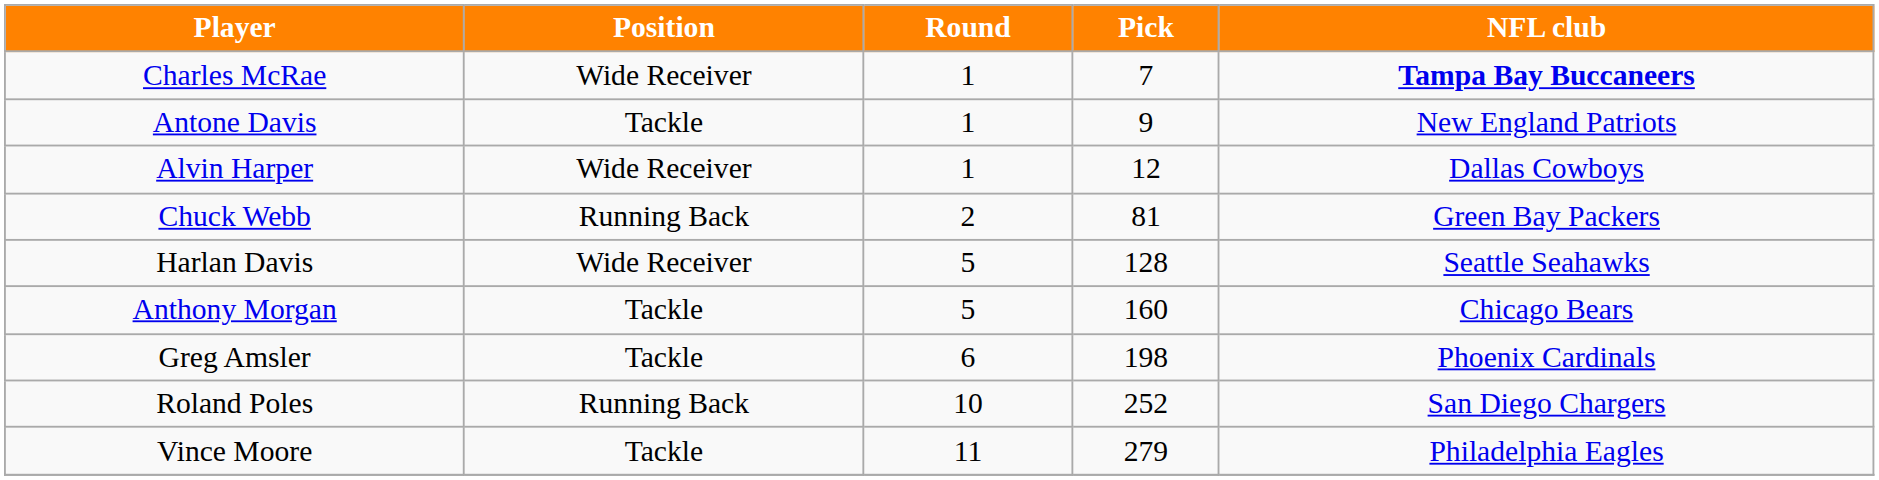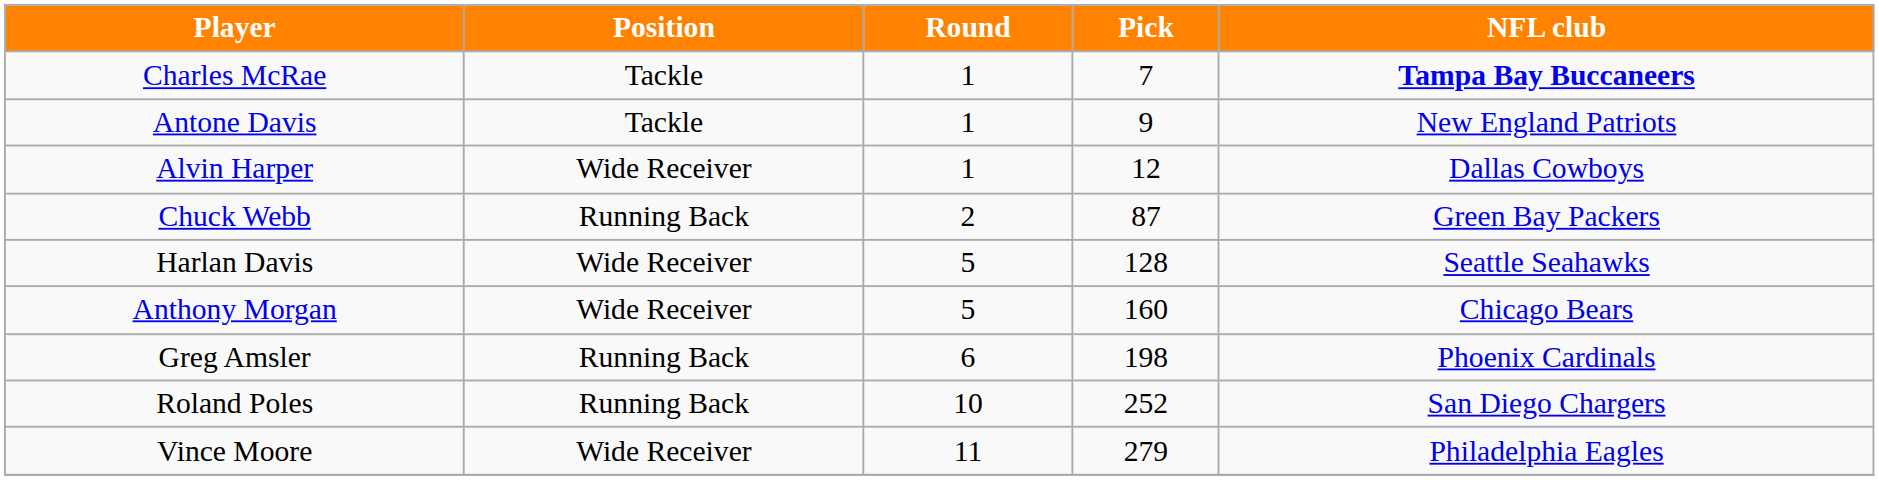(664, 74) Wide Receiver -> (664, 74) Tackle
(1146, 215) 81 -> (1146, 215) 87
(664, 309) Tackle -> (664, 309) Wide Receiver
(664, 356) Tackle -> (664, 356) Running Back
(664, 450) Tackle -> (664, 450) Wide Receiver
